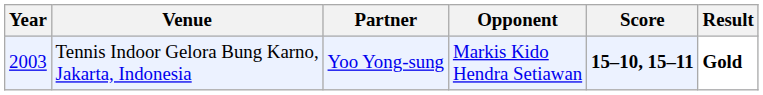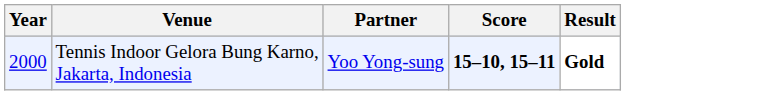- column: (518, 20)
(28, 62) 2003 -> (28, 62) 2000
